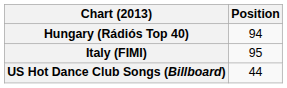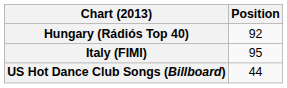(256, 33) 94 -> (256, 33) 92
